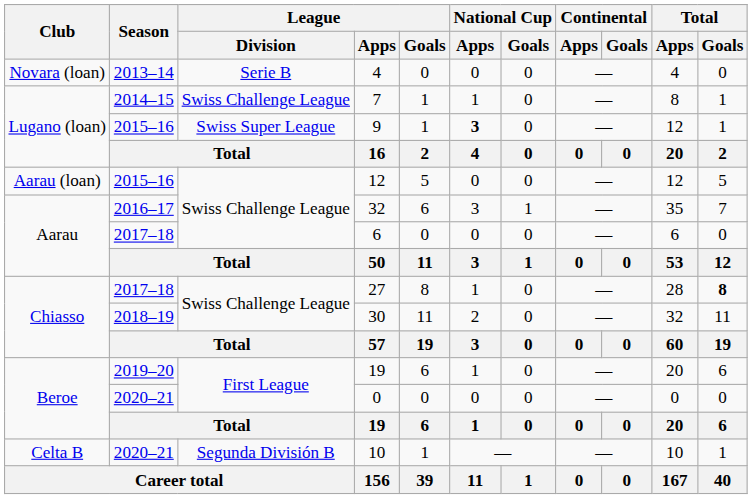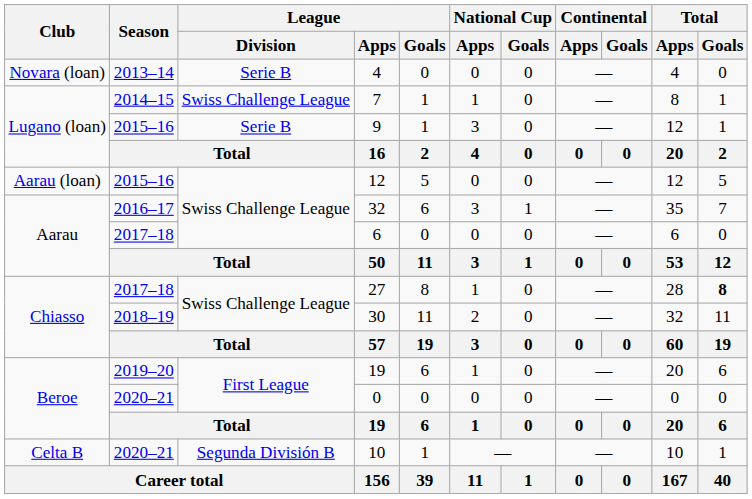(266, 126) Swiss Super League -> (266, 126) Serie B
(475, 126) bold -> (475, 126) normal
